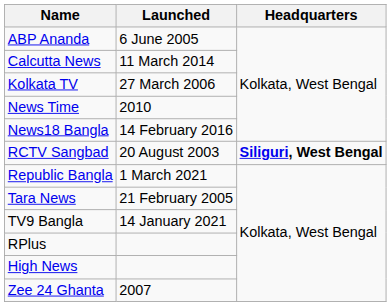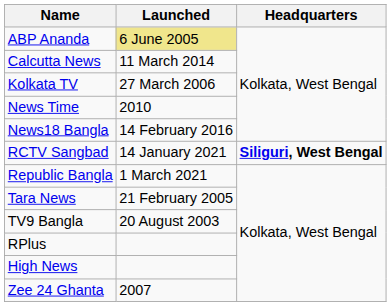(159, 38) no background -> (159, 38) khaki background
(169, 152) 20 August 2003 -> (173, 152) 14 January 2021
(173, 221) 14 January 2021 -> (169, 221) 20 August 2003
